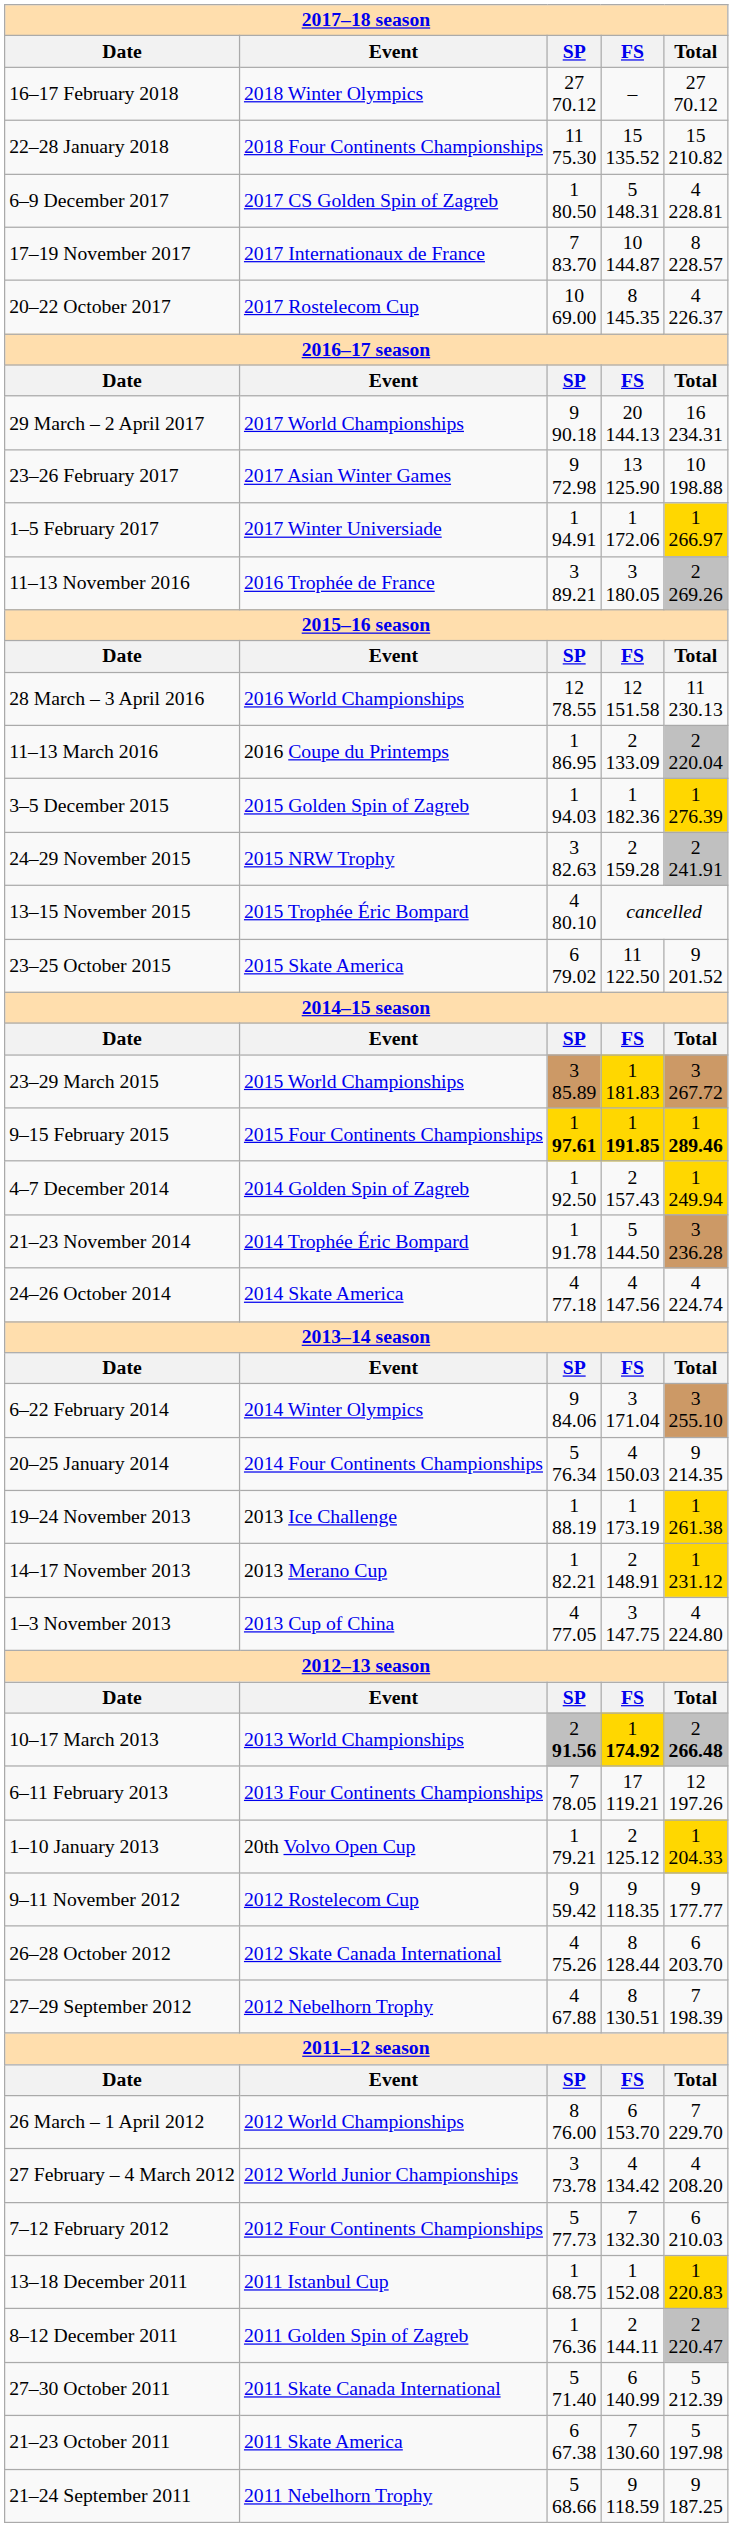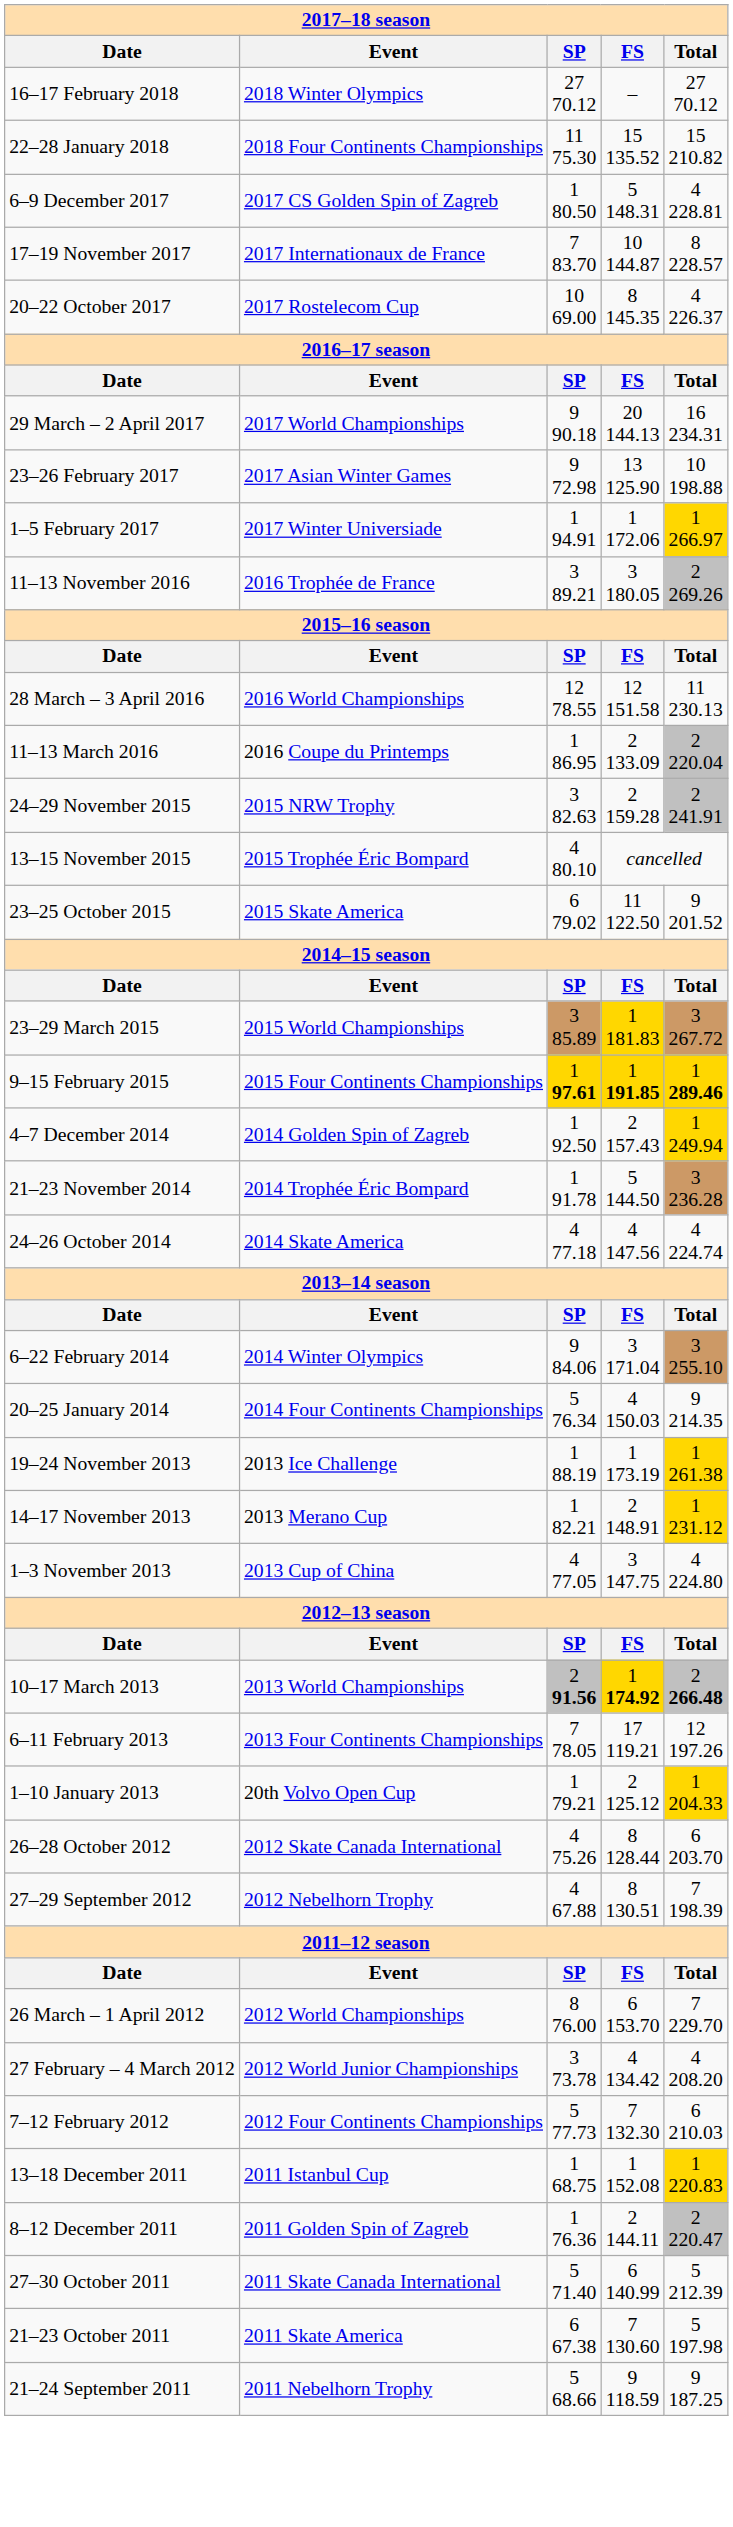- row: (89, 805)
- row: (95, 1899)
